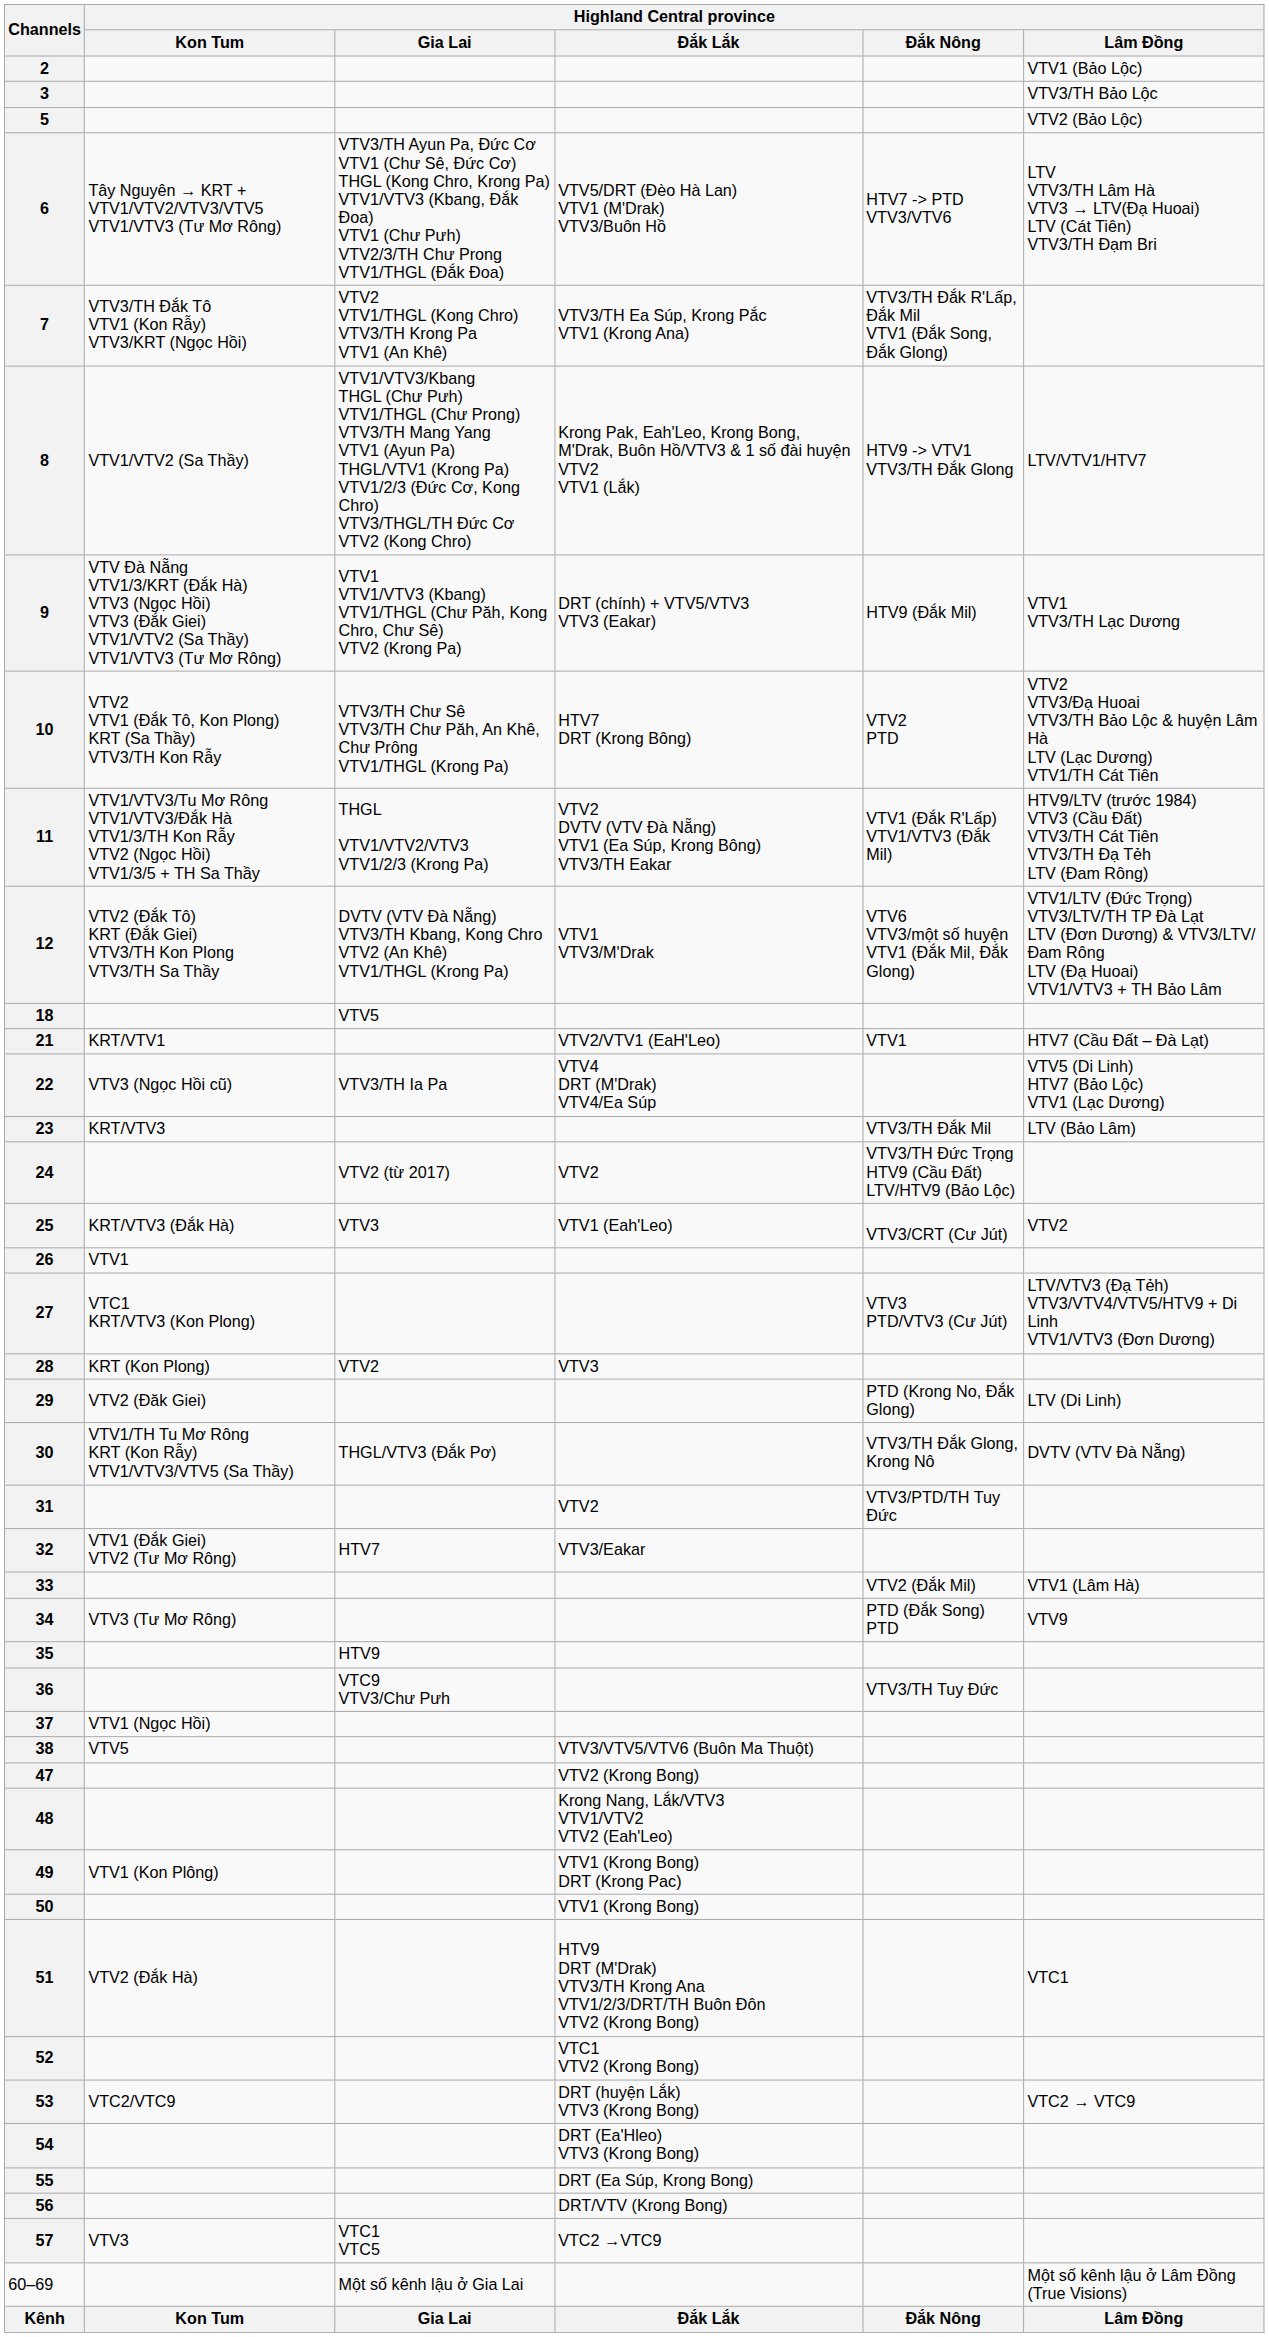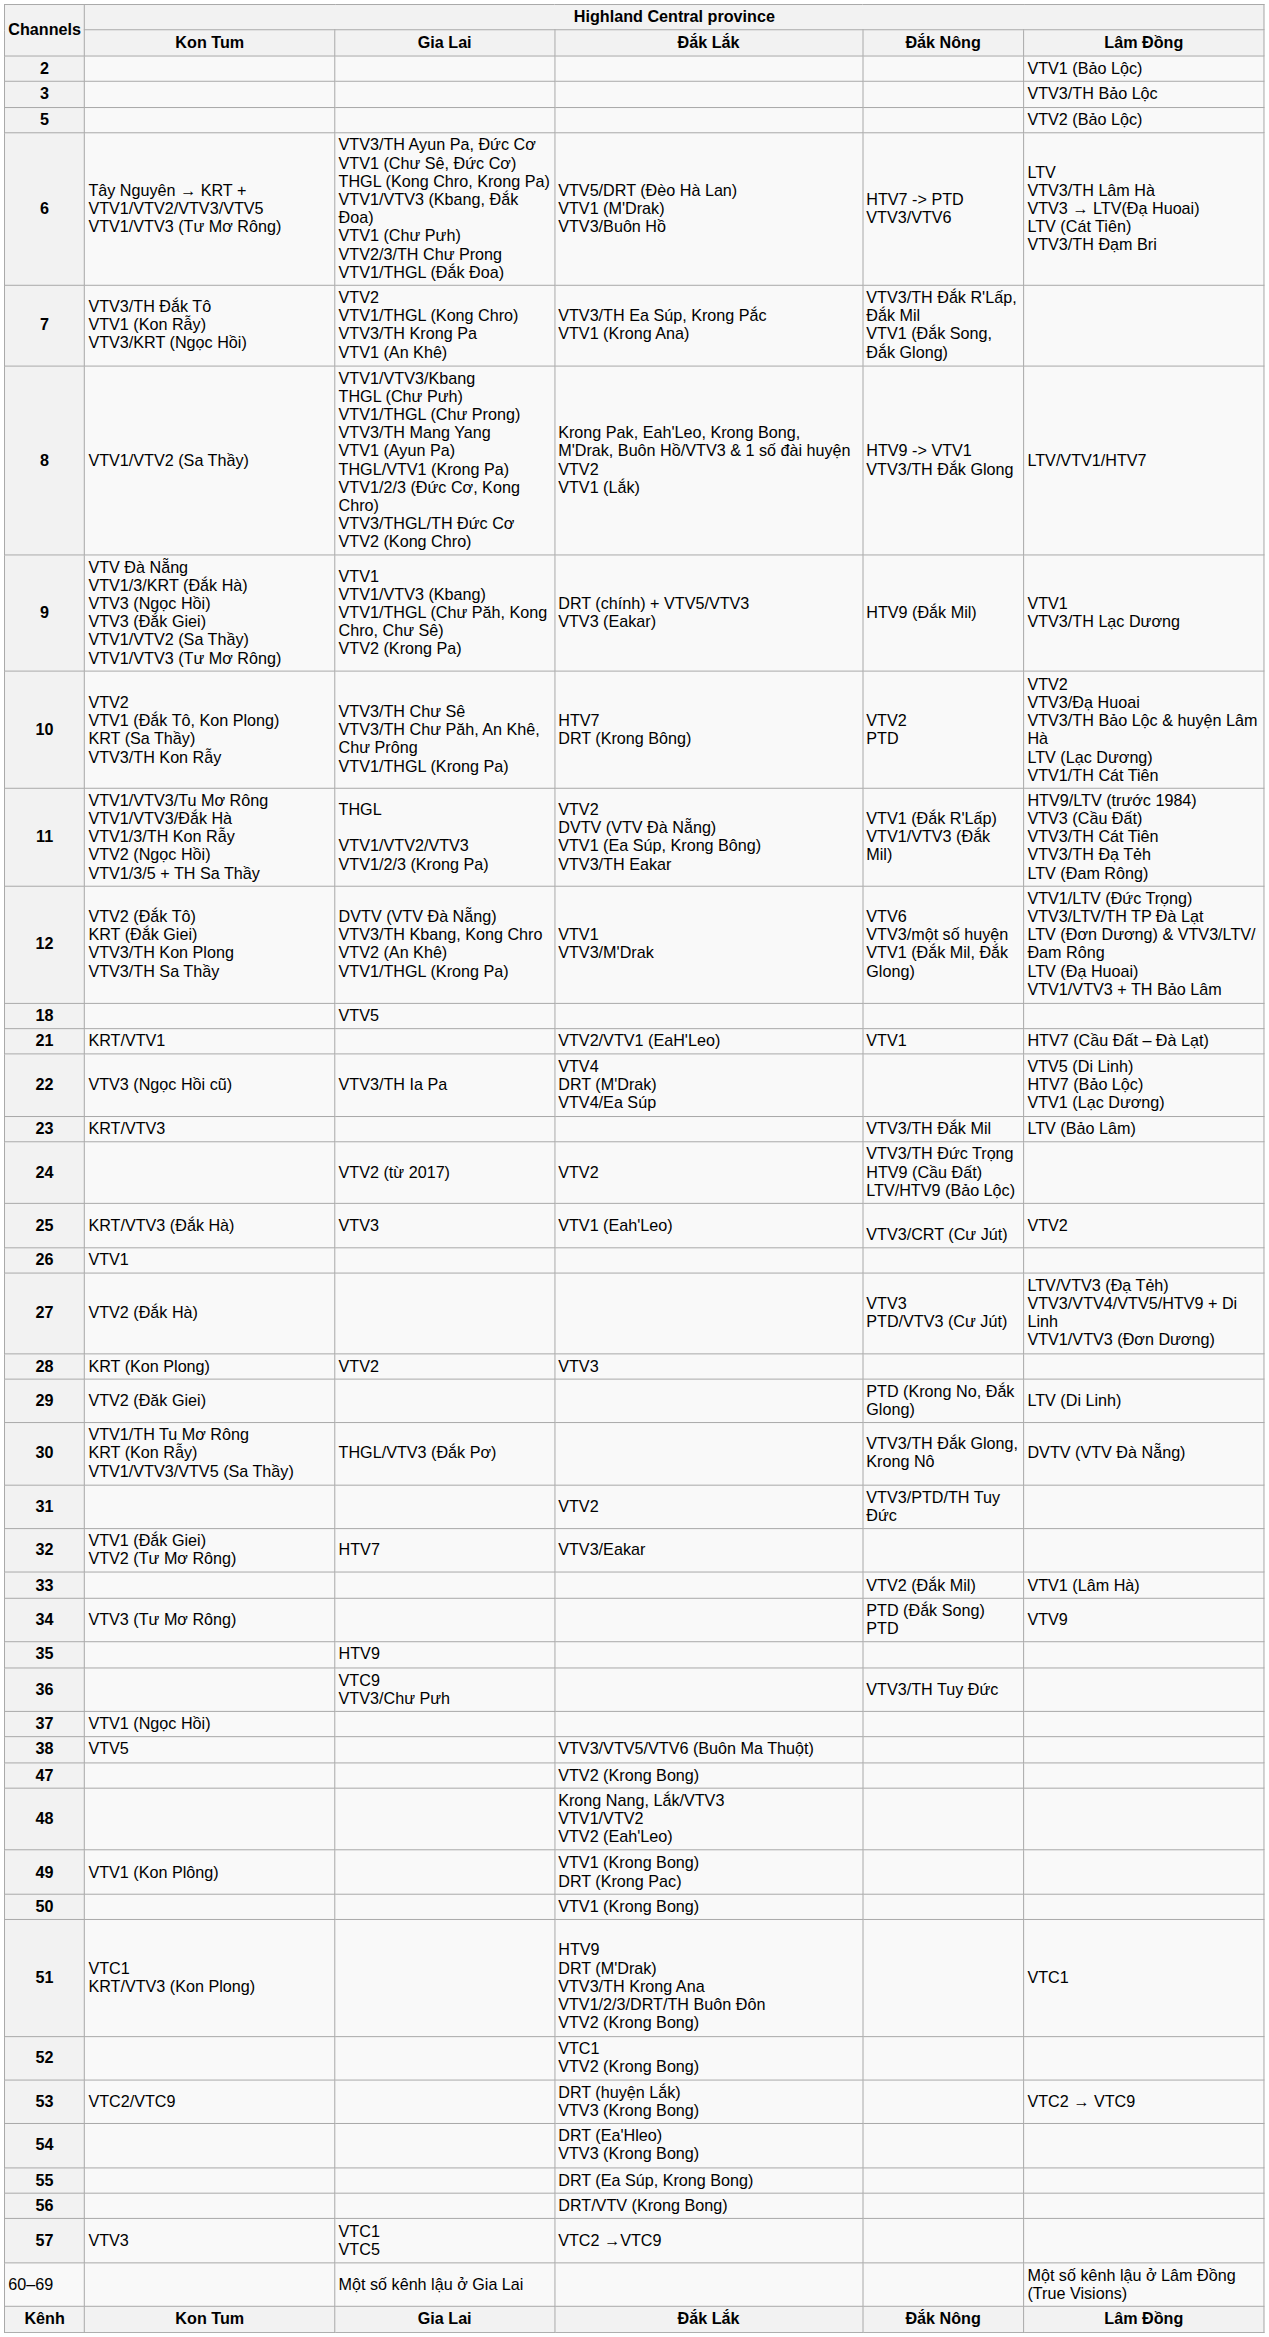(172, 1313) VTC1 KRT/VTV3 (Kon Plong) -> (143, 1313) VTV2 (Đắk Hà)
(143, 1977) VTV2 (Đắk Hà) -> (172, 1977) VTC1 KRT/VTV3 (Kon Plong)
